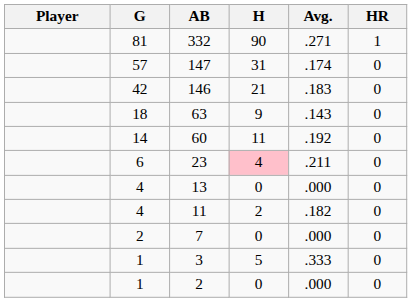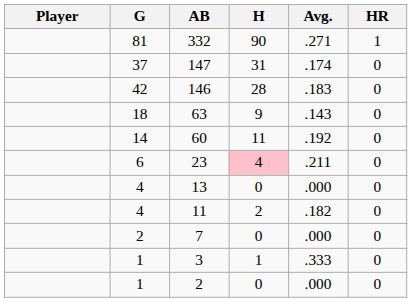(140, 65) 57 -> (140, 65) 37
(259, 89) 21 -> (259, 89) 28
(259, 260) 5 -> (259, 260) 1
